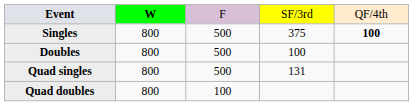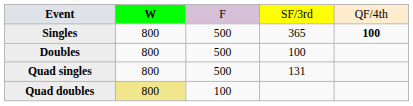(297, 33) 375 -> (297, 33) 365
(150, 91) no background -> (150, 91) khaki background
